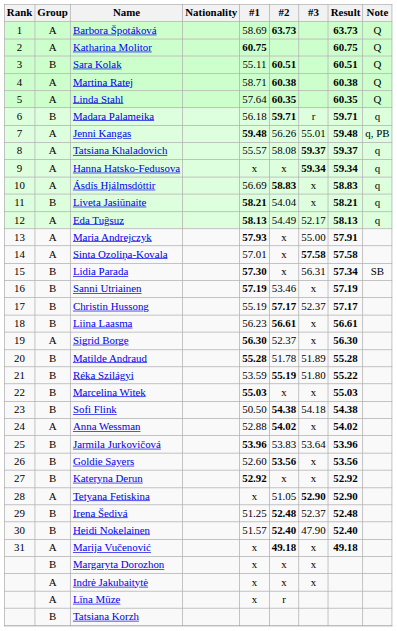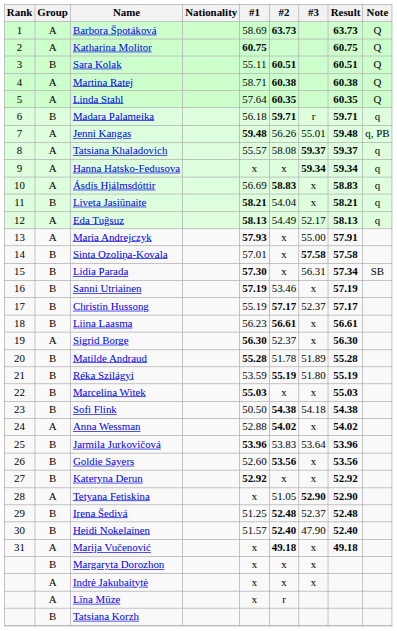(53, 254) A -> (53, 254) B
(346, 375) 55.22 -> (346, 375) 55.19
